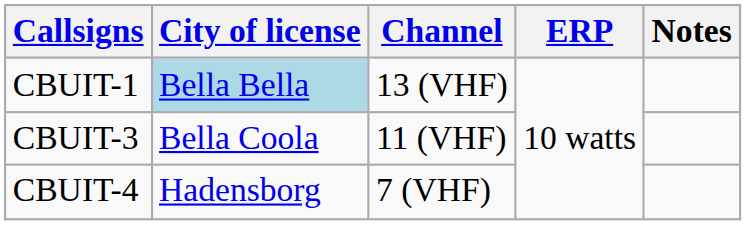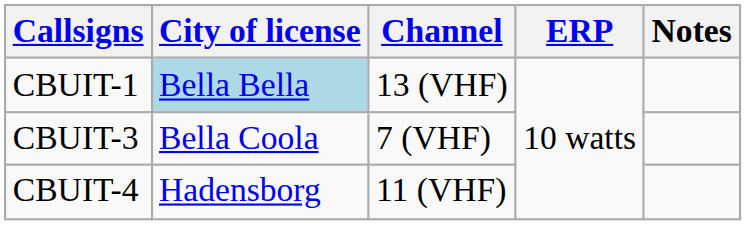(441, 137) 11 (VHF) -> (433, 137) 7 (VHF)
(433, 191) 7 (VHF) -> (441, 191) 11 (VHF)
